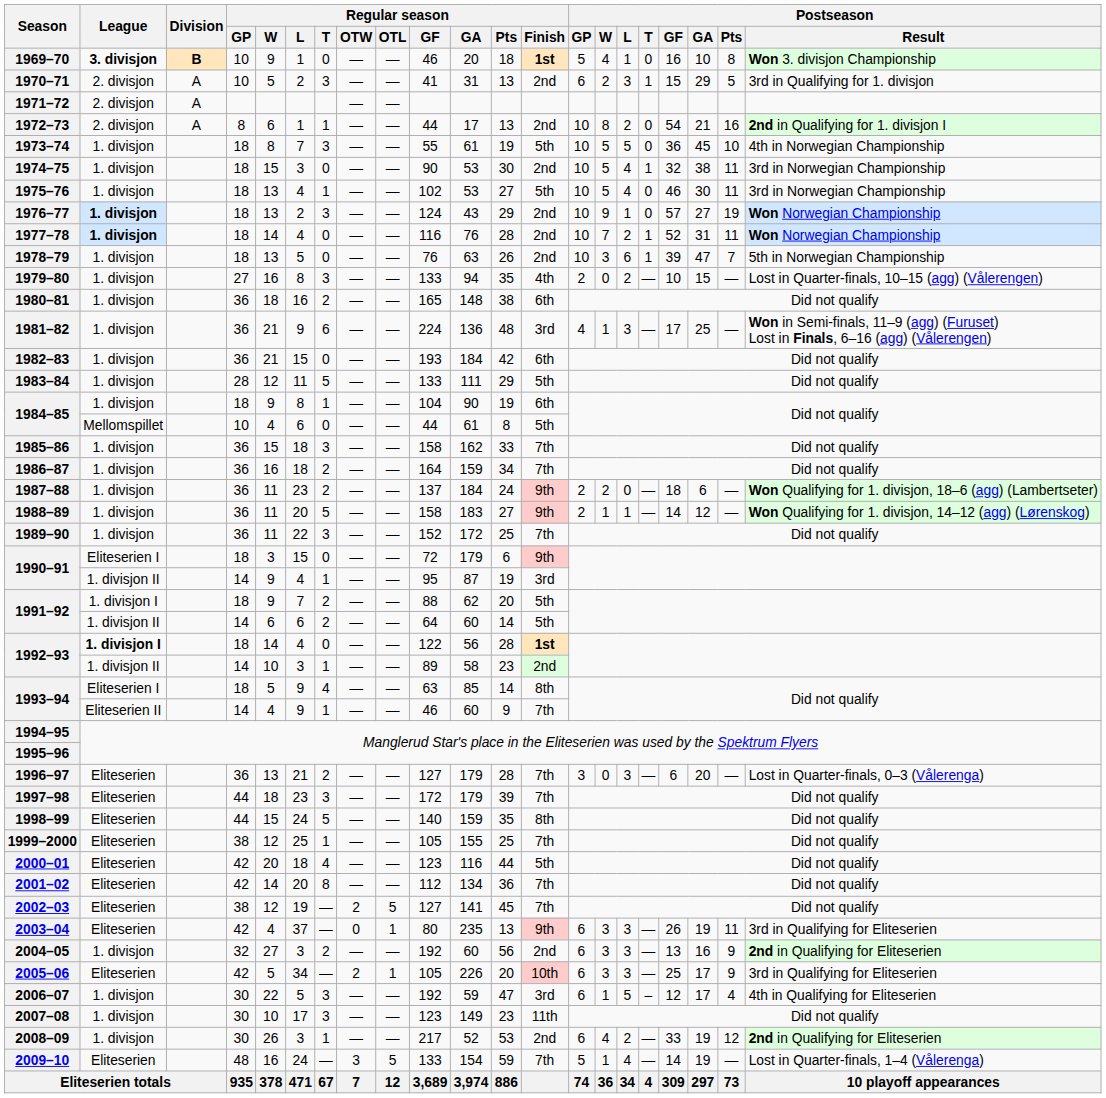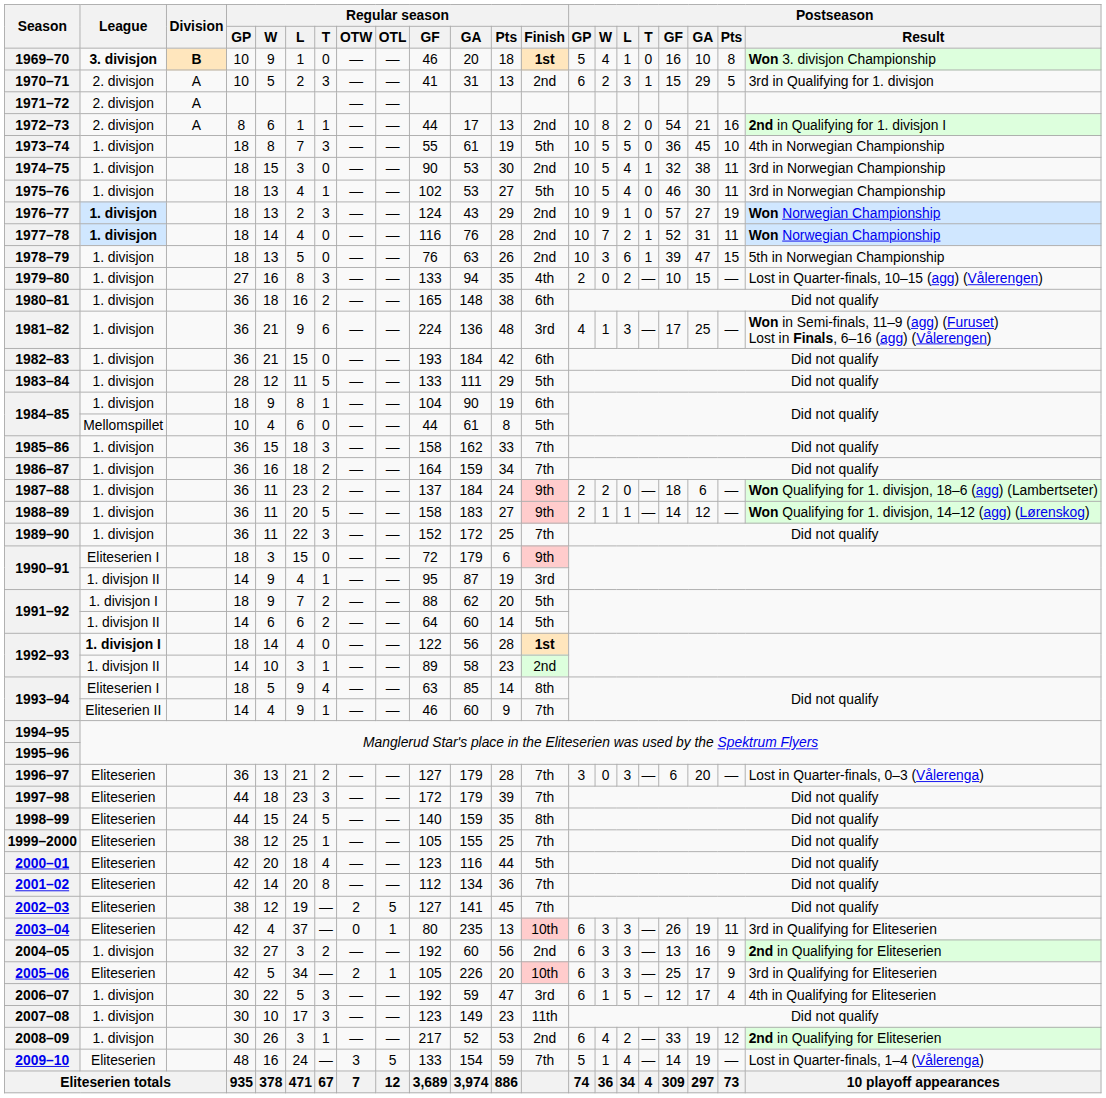(731, 256) 7 -> (731, 256) 15
(545, 929) 9th -> (545, 929) 10th
